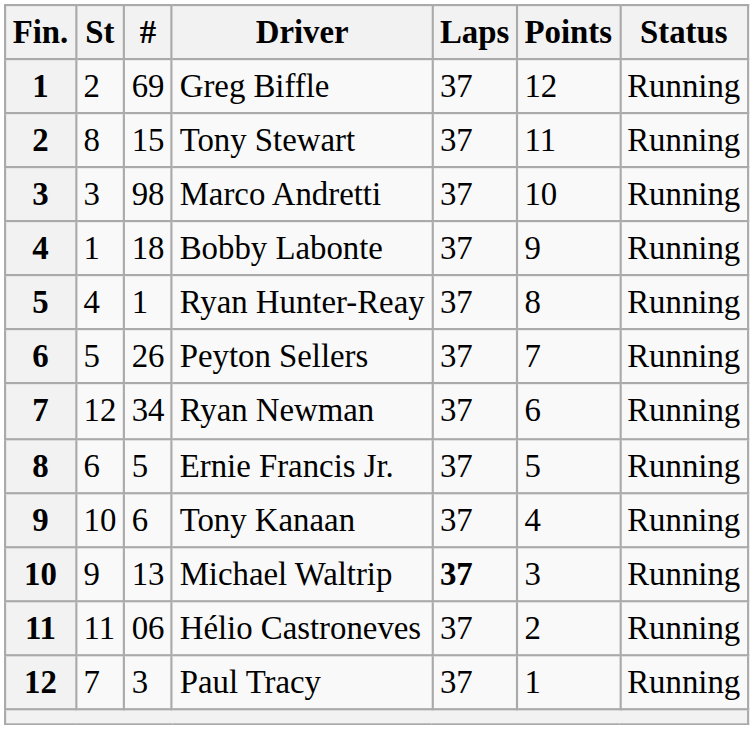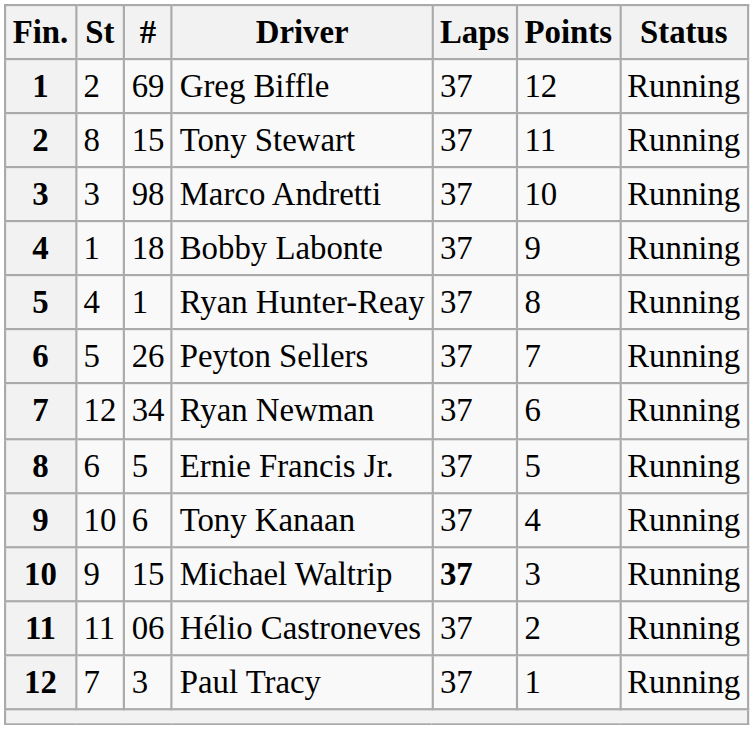(148, 573) 13 -> (148, 573) 15
